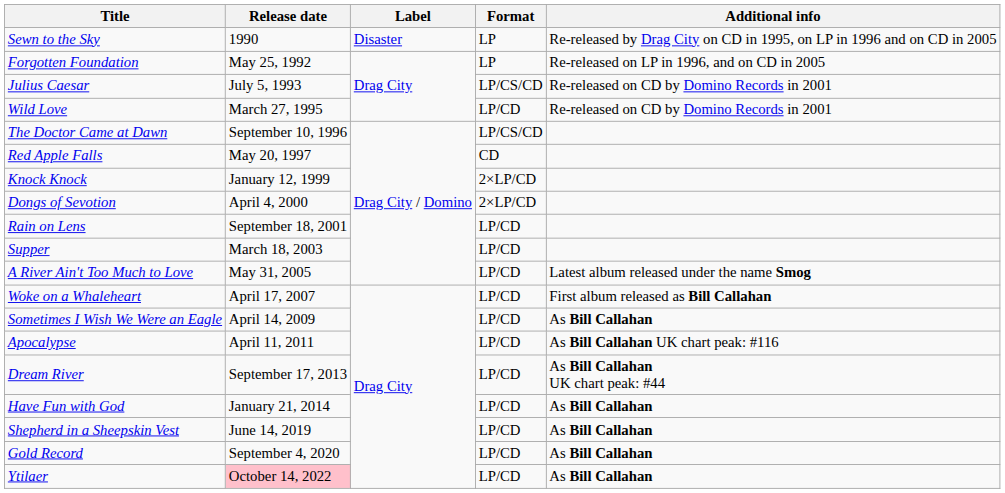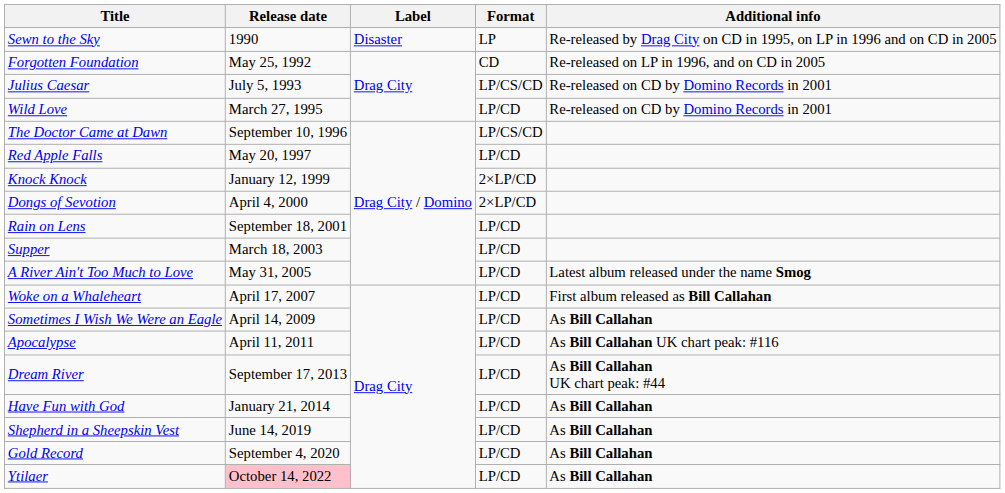(487, 62) LP -> (489, 62) CD
(489, 156) CD -> (500, 156) LP/CD
